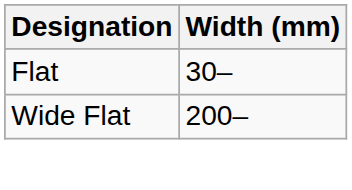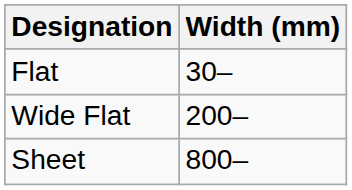+ row: (48, 160)
